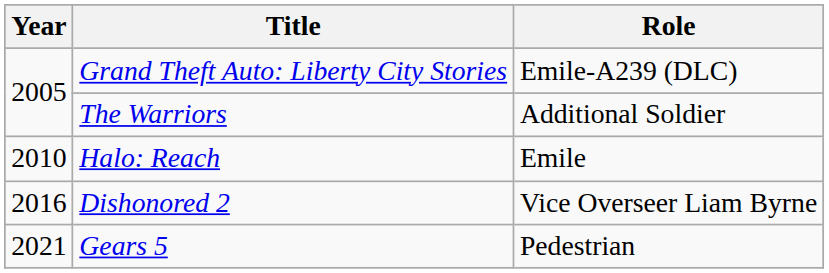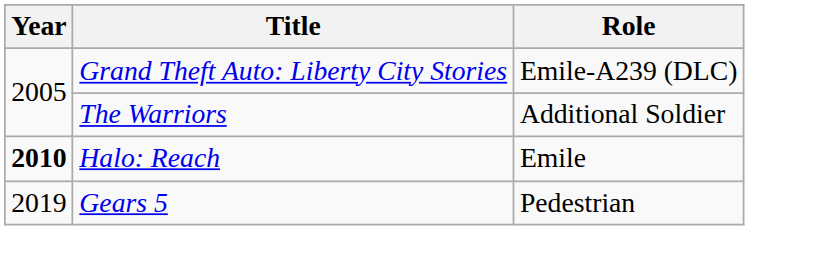(39, 158) normal -> (39, 158) bold
- row: (155, 202)
(39, 245) 2021 -> (39, 202) 2019
